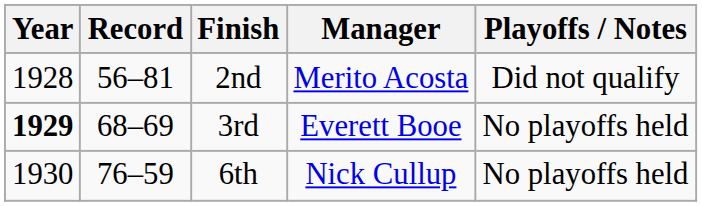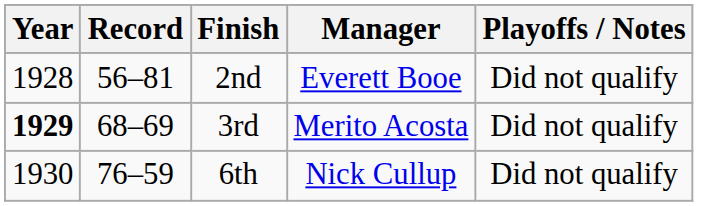(381, 77) Merito Acosta -> (381, 77) Everett Booe
(381, 126) Everett Booe -> (381, 126) Merito Acosta
(585, 126) No playoffs held -> (584, 126) Did not qualify
(585, 175) No playoffs held -> (584, 175) Did not qualify
